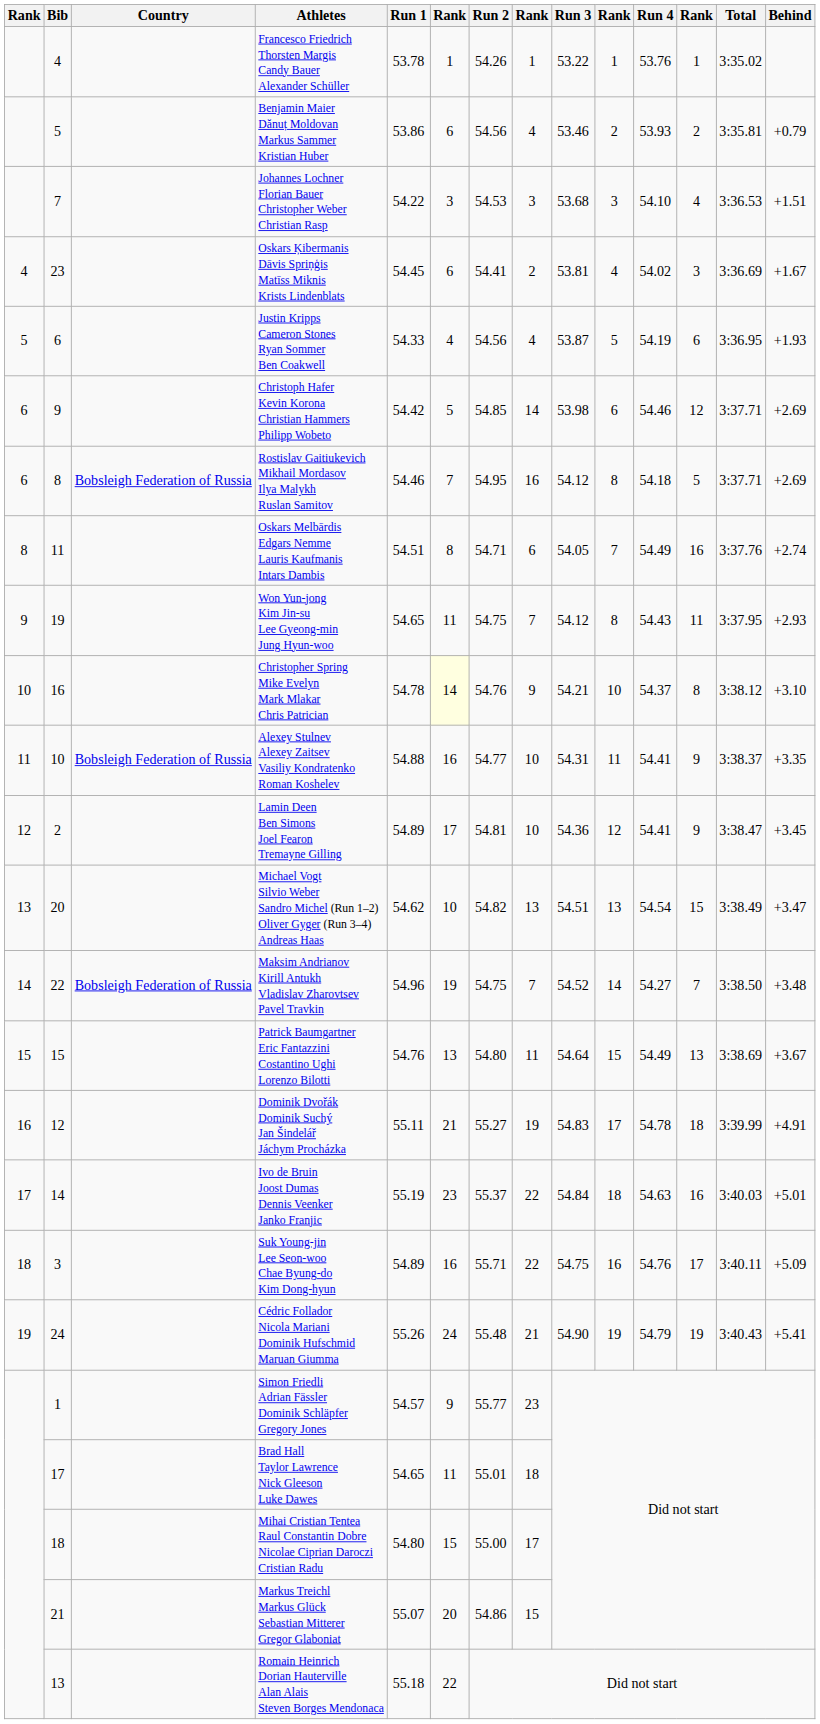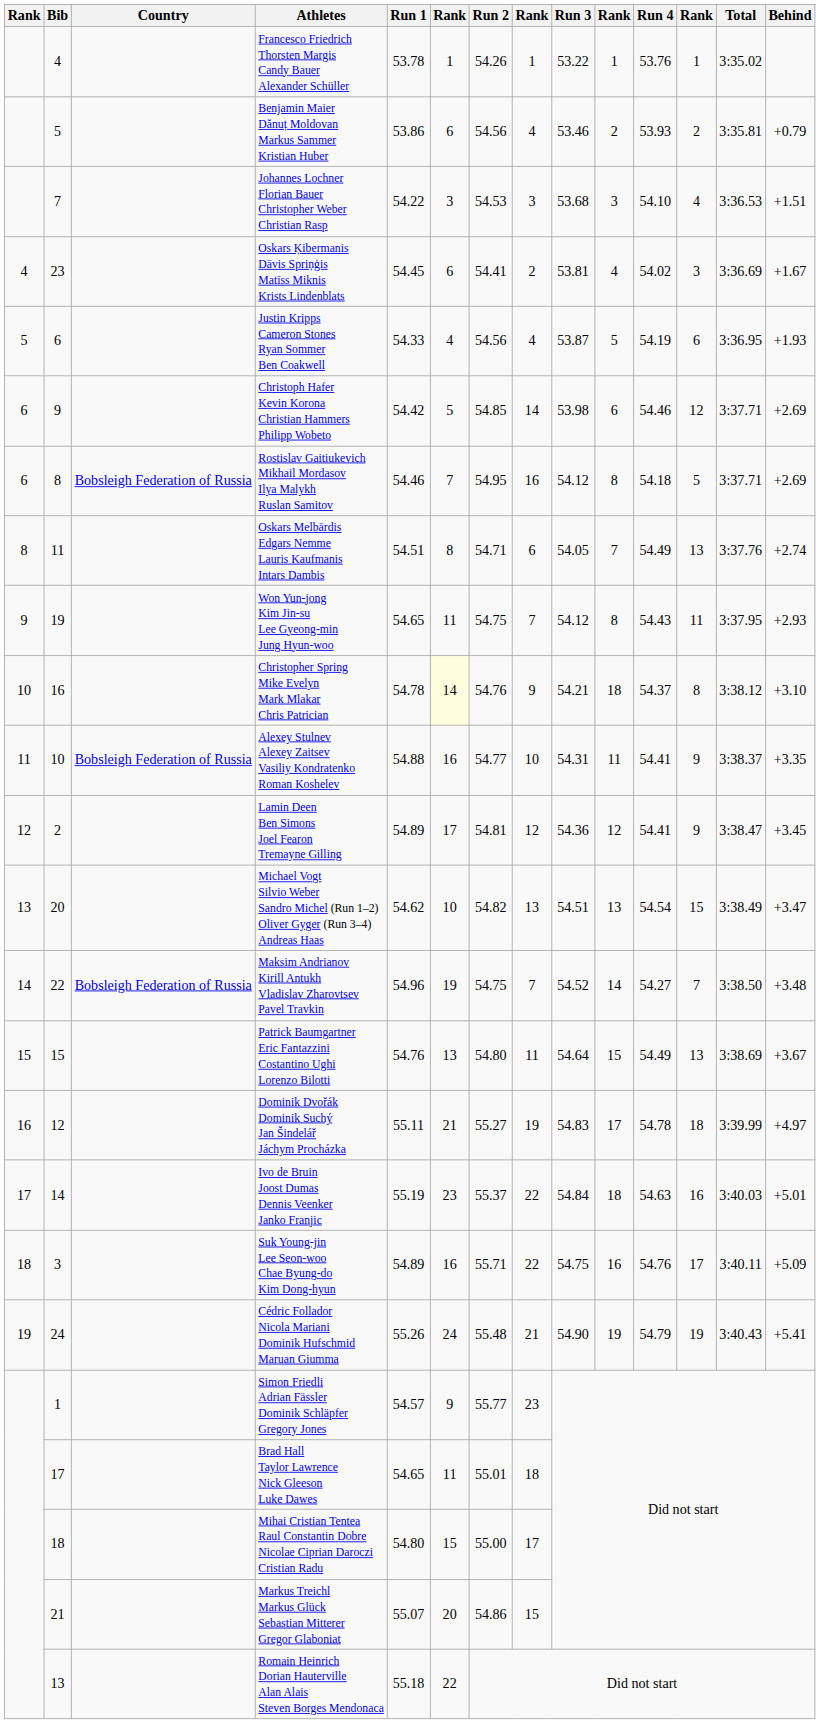(696, 550) 16 -> (696, 550) 13
(614, 690) 10 -> (614, 690) 18
(532, 830) 10 -> (532, 830) 12
(790, 1125) +4.91 -> (790, 1125) +4.97
